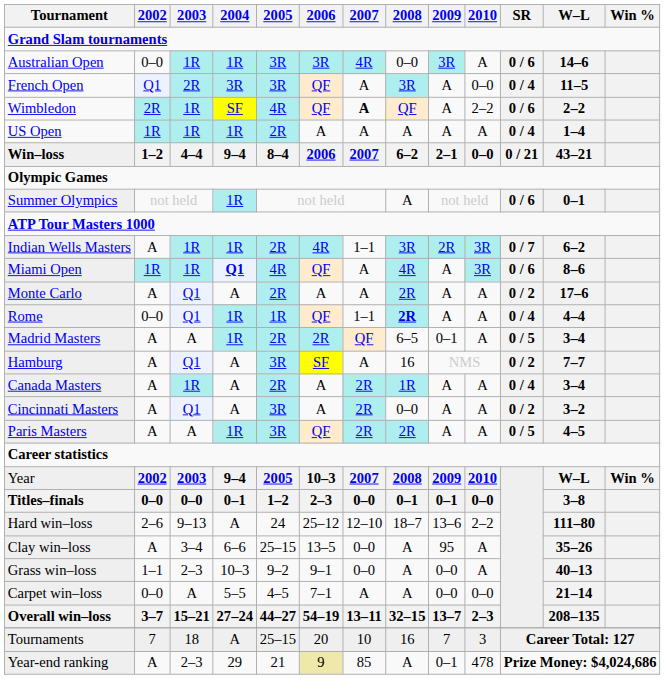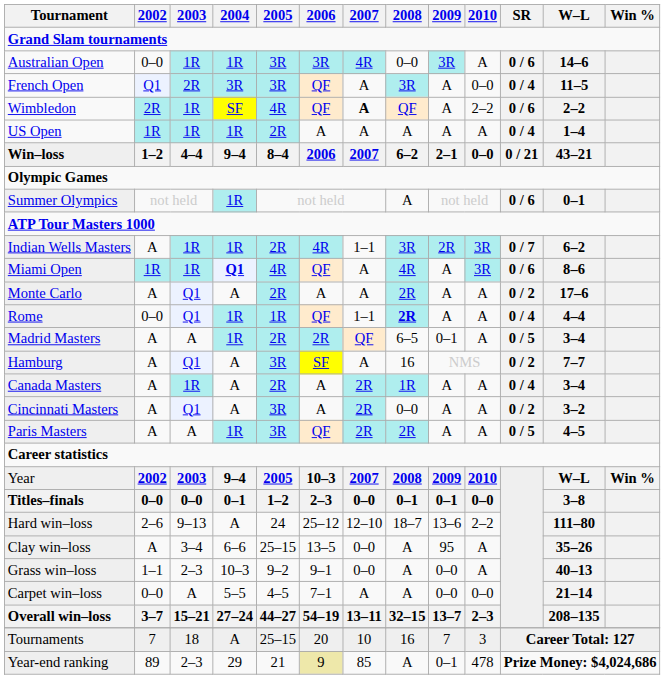(152, 662) A -> (152, 662) 89
